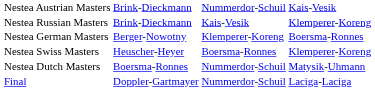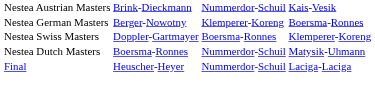- row: (56, 22)
(149, 52) Heuscher-Heyer -> (156, 37) Doppler-Gartmayer
(156, 82) Doppler-Gartmayer -> (149, 67) Heuscher-Heyer
